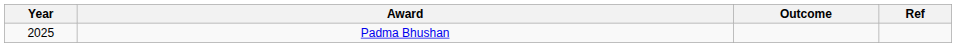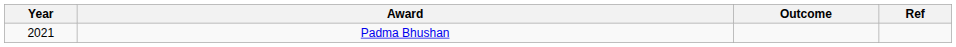(41, 33) 2025 -> (41, 33) 2021
